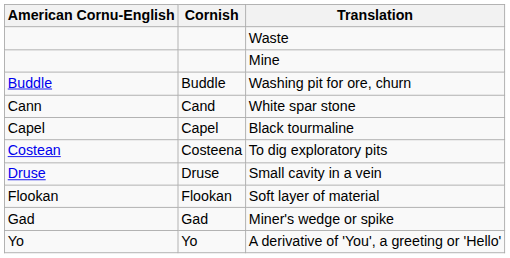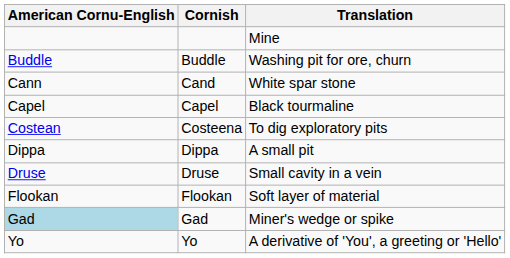- row: (269, 38)
+ row: (281, 151)
(21, 219) no background -> (21, 219) lightblue background
